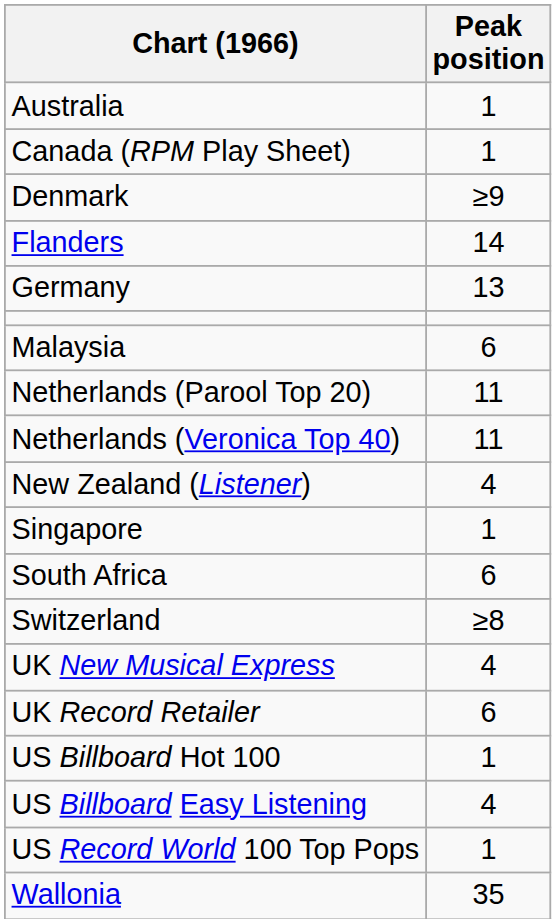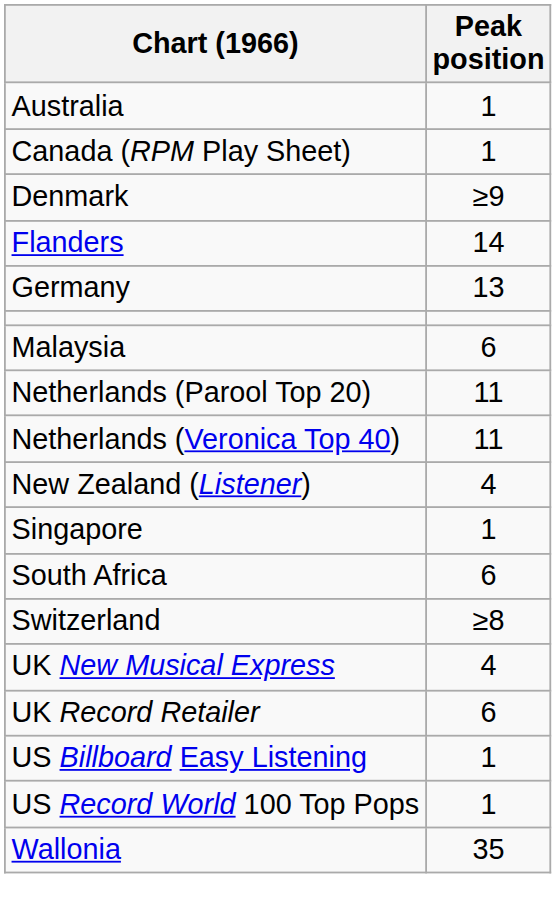- row: (146, 758)
(489, 803) 4 -> (489, 758) 1
